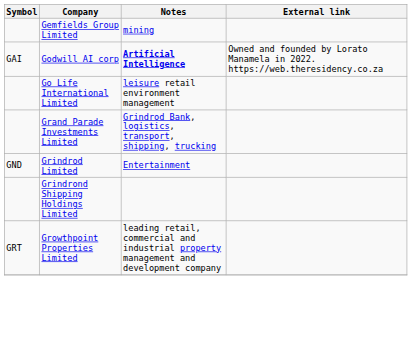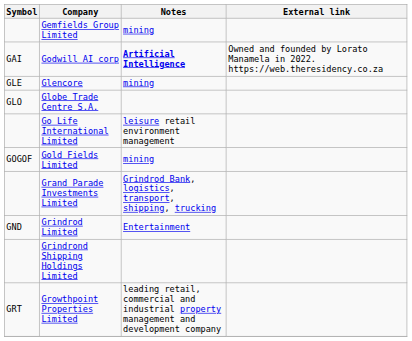+ row: (62, 83)
+ row: (70, 102)
+ row: (70, 160)
